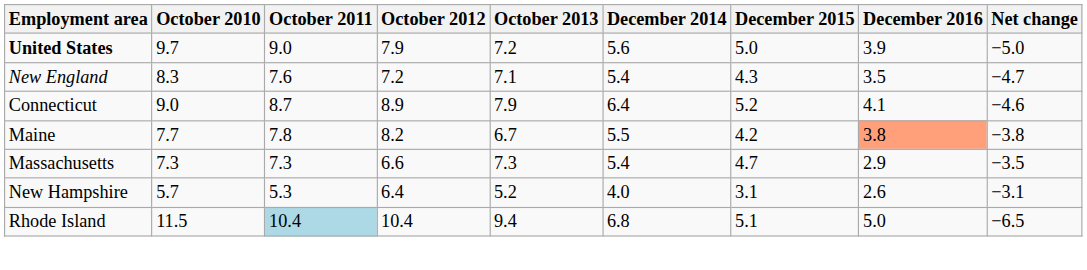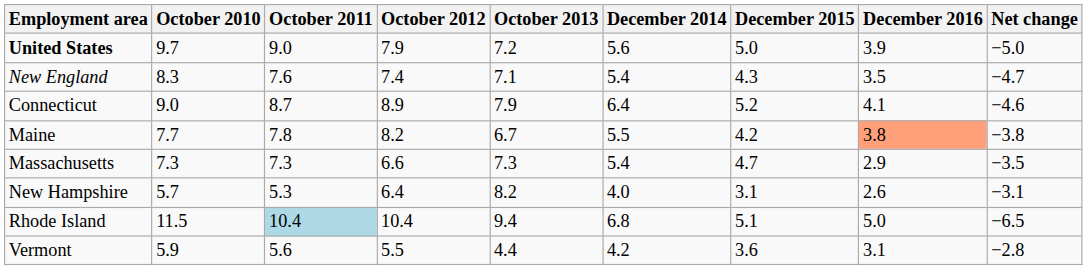(392, 76) 7.2 -> (392, 76) 7.4
(505, 192) 5.2 -> (505, 192) 8.2
+ row: (40, 250)
